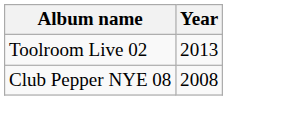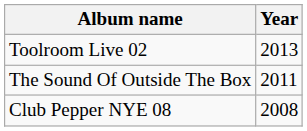+ row: (130, 79)
